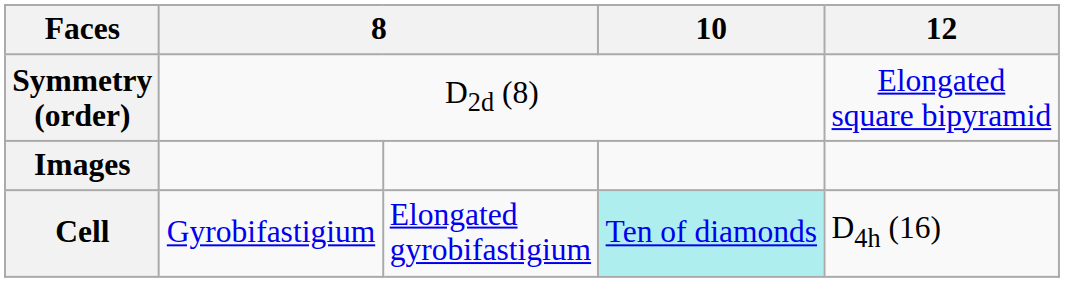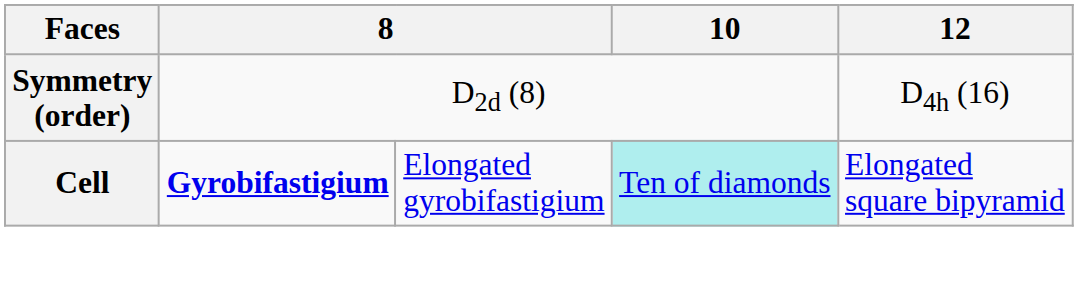(941, 97) Elongated square bipyramid -> (955, 97) D4h (16)
- row: (82, 164)
(271, 232) normal -> (278, 182) bold
(886, 232) D4h (16) -> (955, 182) Elongated square bipyramid
